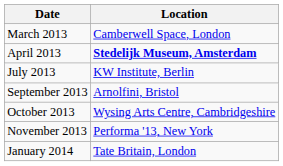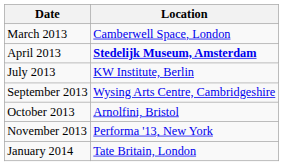(136, 92) Arnolfini, Bristol -> (184, 92) Wysing Arts Centre, Cambridgeshire
(184, 111) Wysing Arts Centre, Cambridgeshire -> (136, 111) Arnolfini, Bristol
